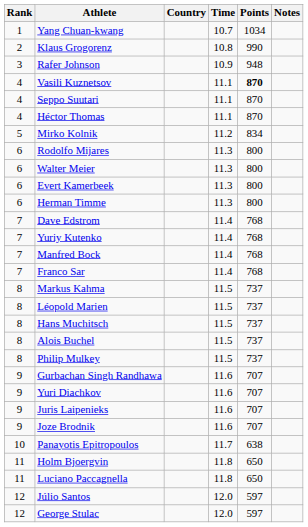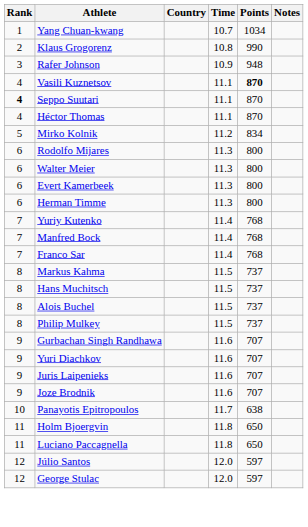(20, 99) normal -> (20, 99) bold
- row: (69, 220)
- row: (72, 306)
